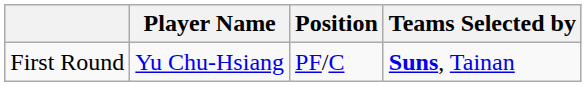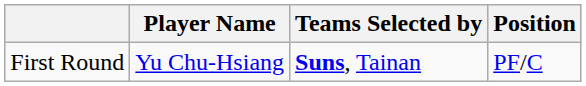columns swapped: (336, 23) <-> (482, 23)
